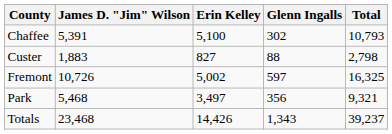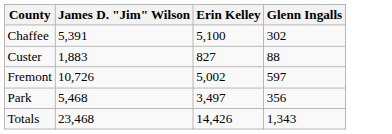- column: (366, 14)
